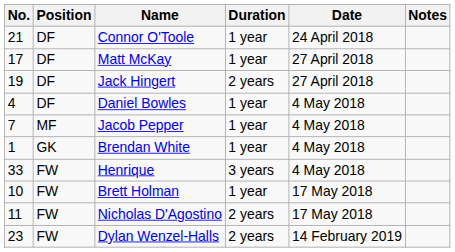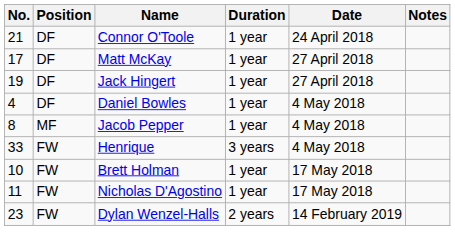(251, 81) 2 years -> (248, 81) 1 year
(12, 125) 7 -> (12, 125) 8
- row: (144, 147)
(251, 214) 2 years -> (248, 192) 1 year
